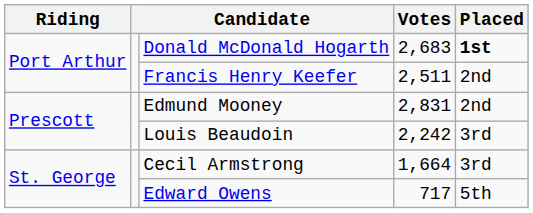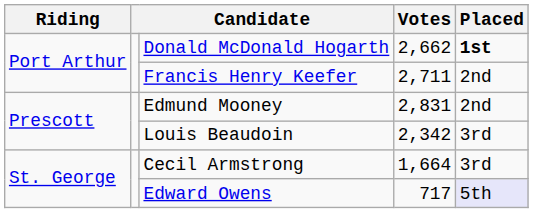(424, 48) 2,683 -> (424, 48) 2,662
(424, 77) 2,511 -> (424, 77) 2,711
(424, 135) 2,242 -> (424, 135) 2,342
(476, 193) no background -> (476, 193) lavender background
